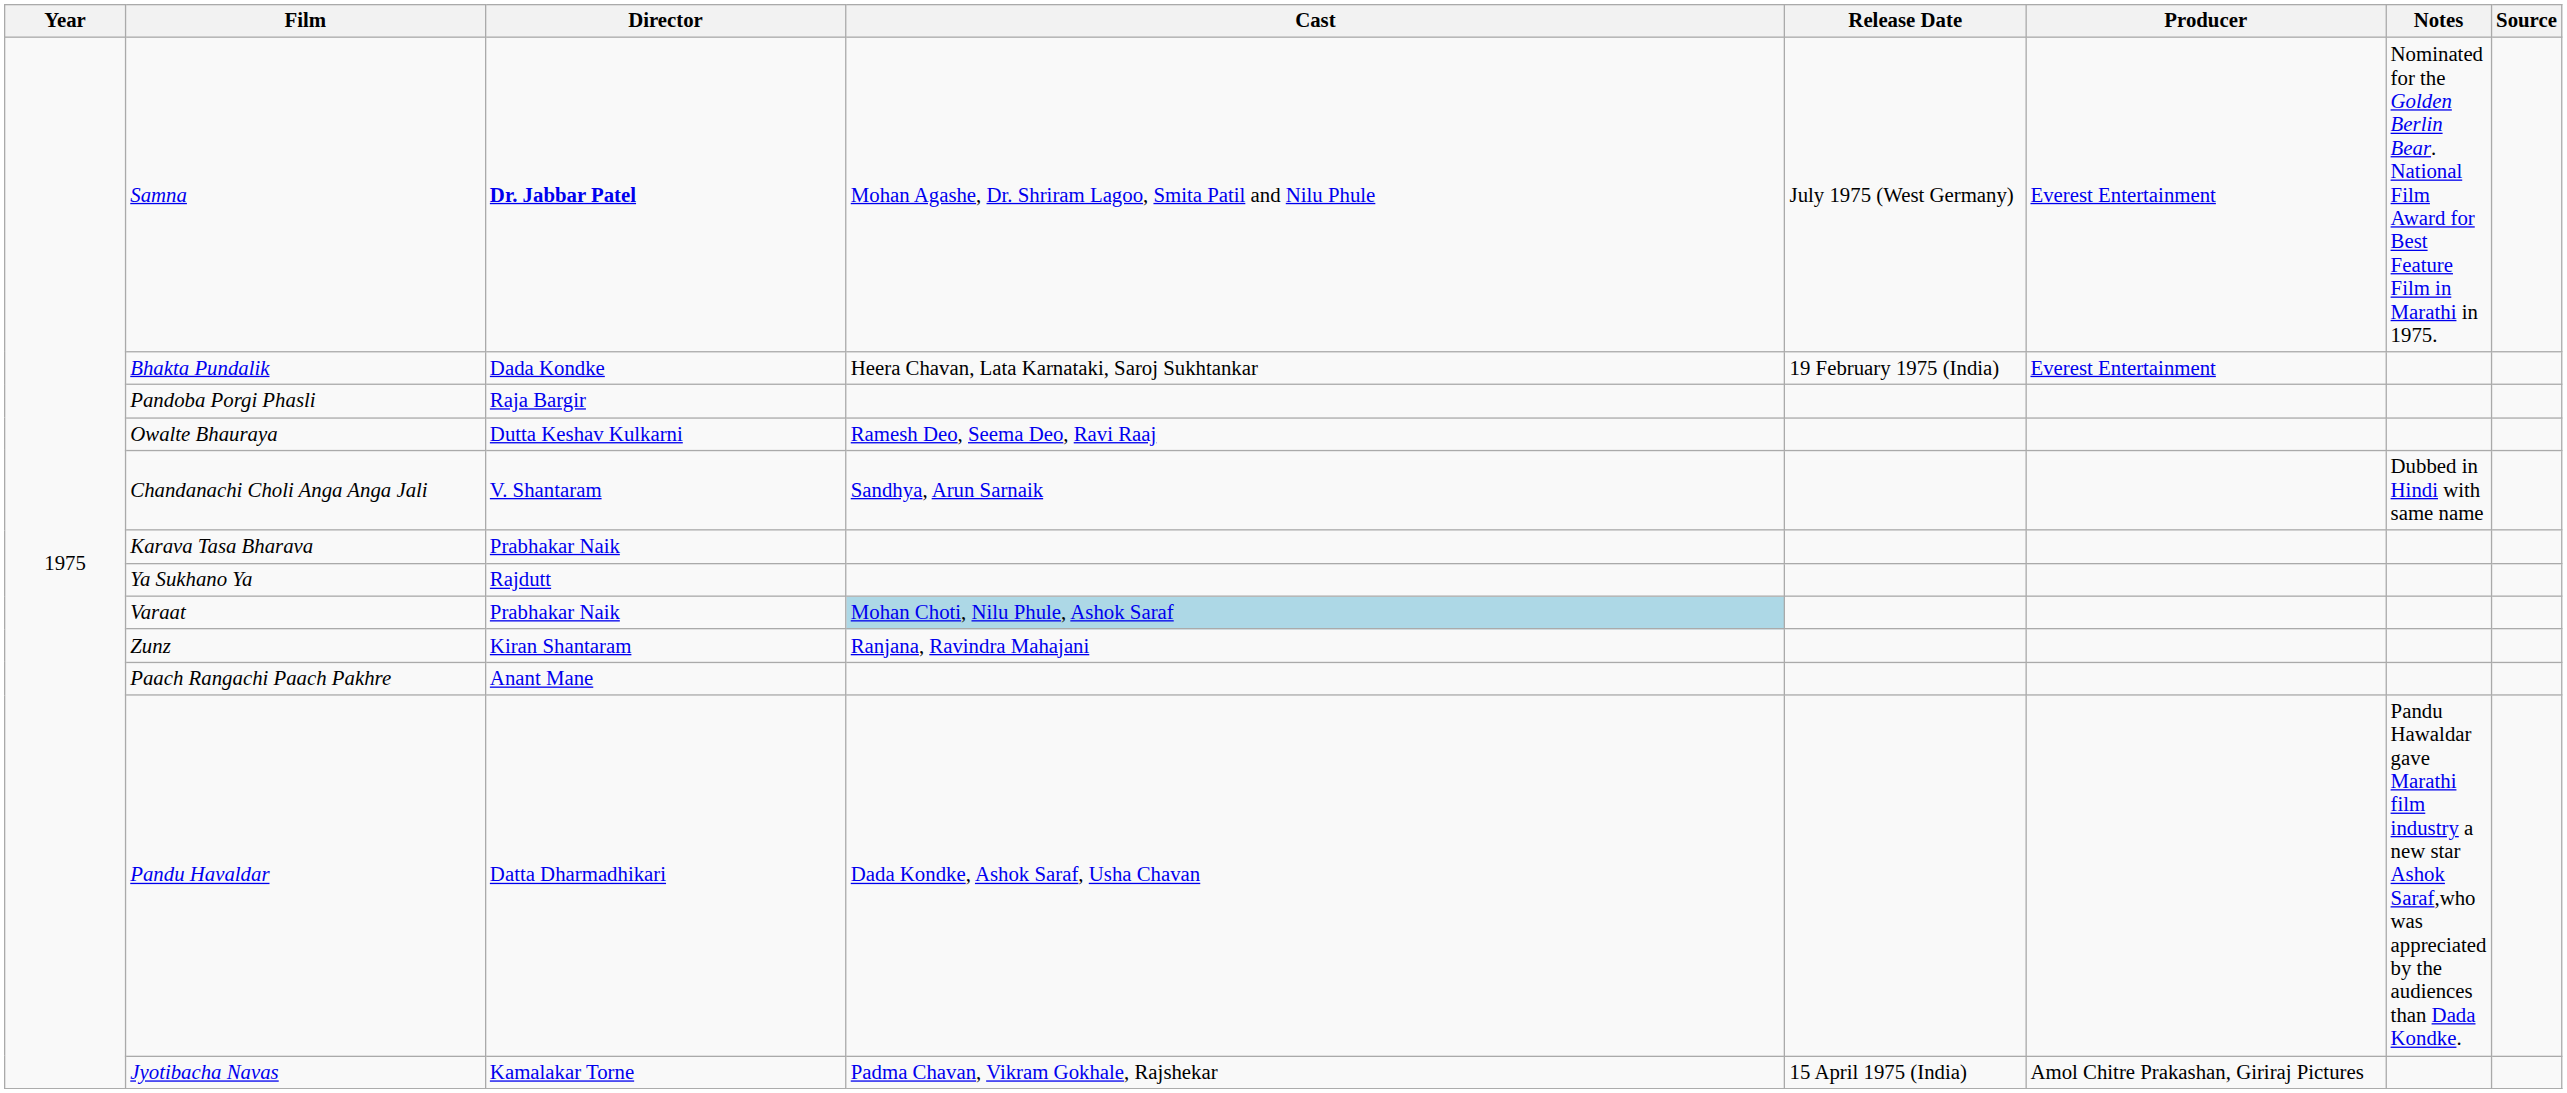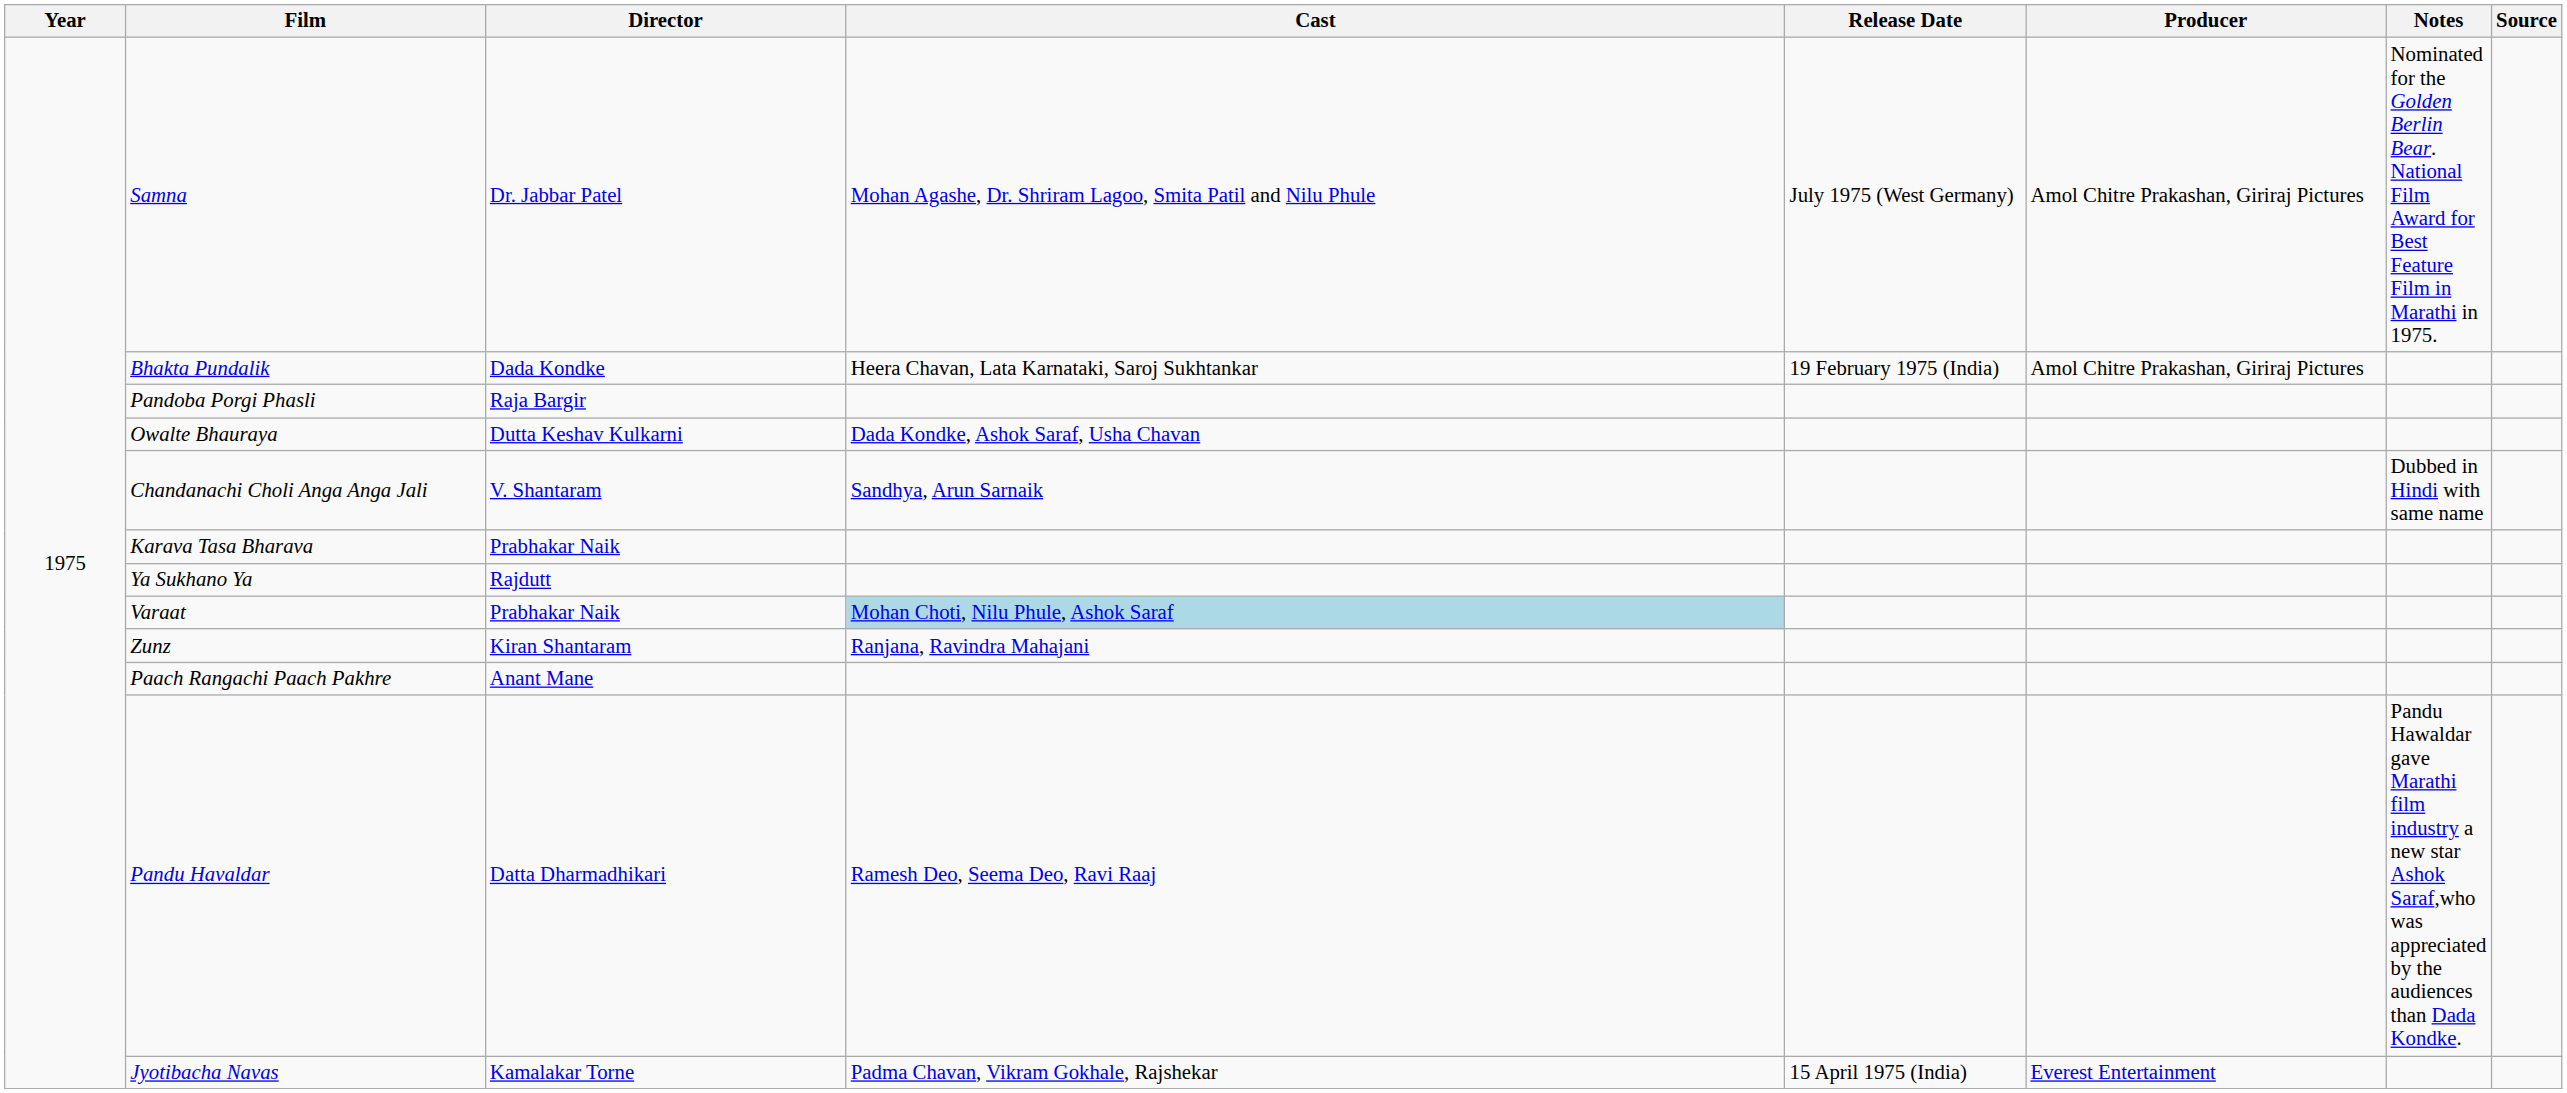(563, 194) bold -> (556, 194) normal
(2123, 194) Everest Entertainment -> (2197, 194) Amol Chitre Prakashan, Giriraj Pictures
(2123, 367) Everest Entertainment -> (2197, 367) Amol Chitre Prakashan, Giriraj Pictures
(1004, 433) Ramesh Deo, Seema Deo, Ravi Raaj -> (1026, 433) Dada Kondke, Ashok Saraf, Usha Chavan
(1026, 875) Dada Kondke, Ashok Saraf, Usha Chavan -> (1004, 875) Ramesh Deo, Seema Deo, Ravi Raaj
(2197, 1072) Amol Chitre Prakashan, Giriraj Pictures -> (2123, 1072) Everest Entertainment
